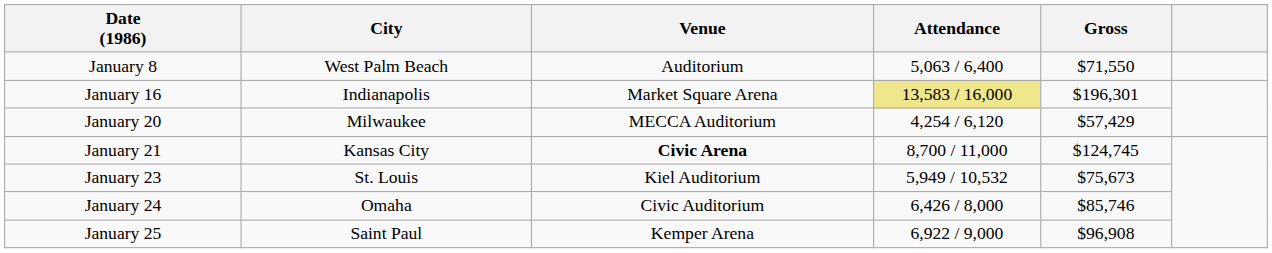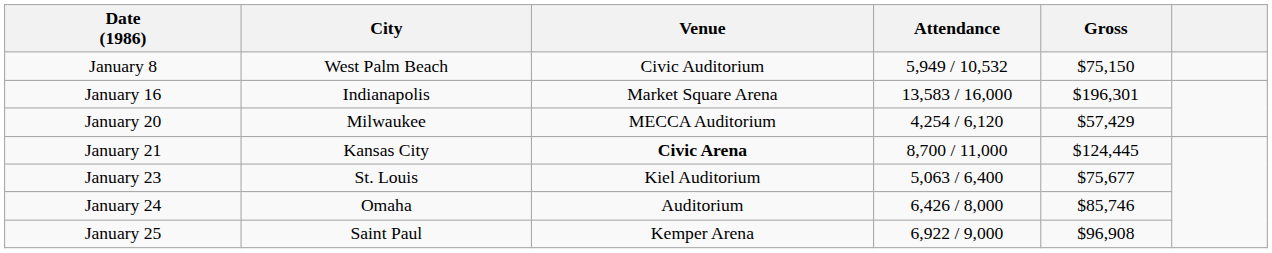(702, 66) Auditorium -> (702, 66) Civic Auditorium
(957, 66) 5,063 / 6,400 -> (957, 66) 5,949 / 10,532
(1106, 66) $71,550 -> (1106, 66) $75,150
(957, 94) khaki background -> (957, 94) no background
(1106, 149) $124,745 -> (1106, 149) $124,445
(957, 177) 5,949 / 10,532 -> (957, 177) 5,063 / 6,400
(1106, 177) $75,673 -> (1106, 177) $75,677
(702, 205) Civic Auditorium -> (702, 205) Auditorium
